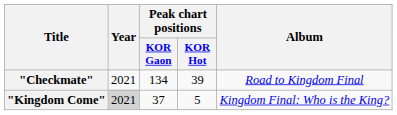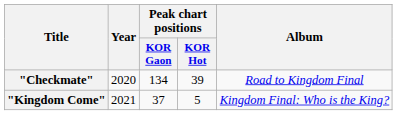(124, 80) 2021 -> (124, 80) 2020
(124, 99) lightgrey background -> (124, 99) no background
